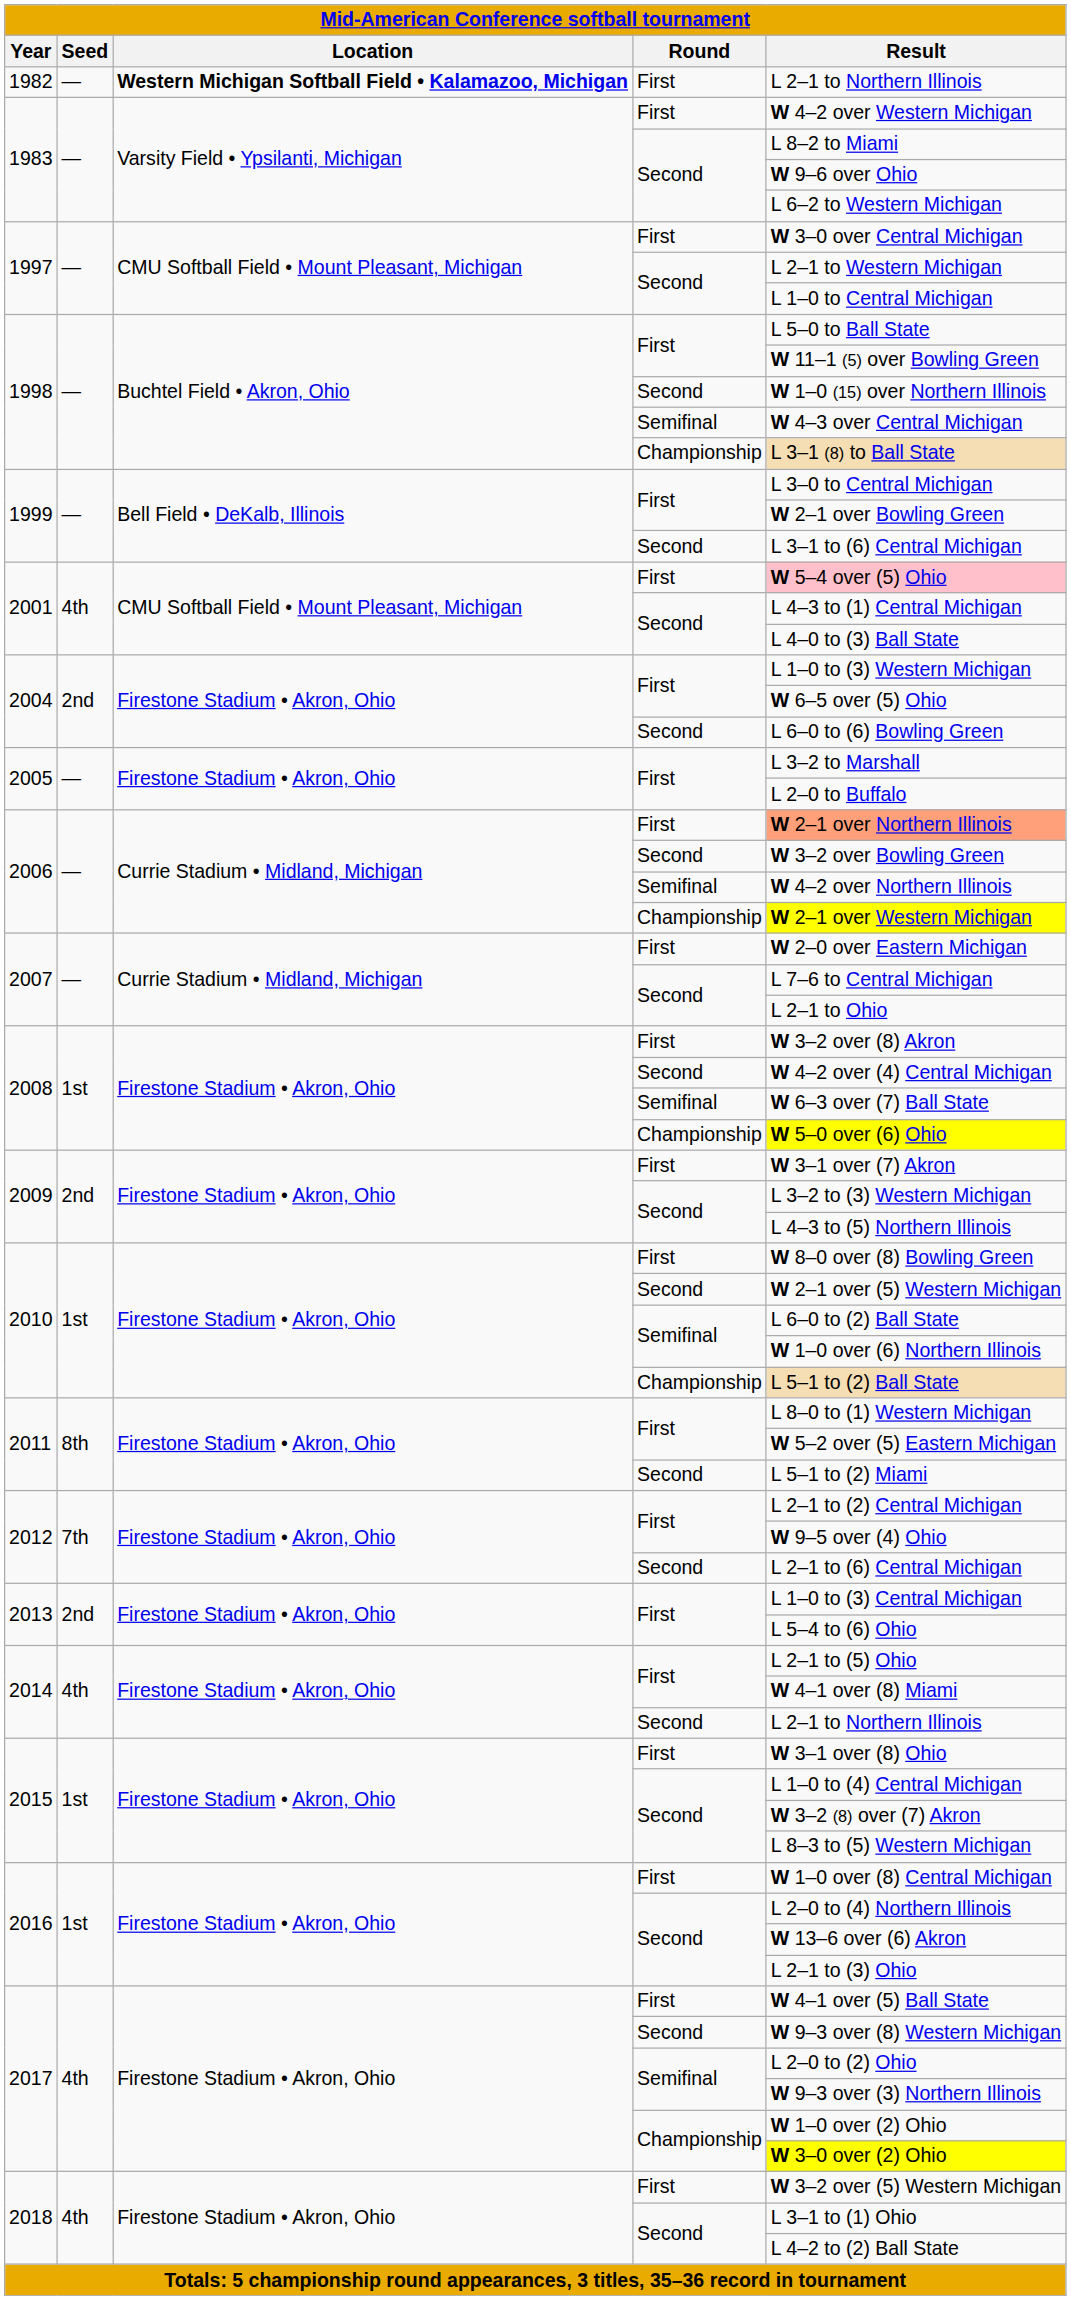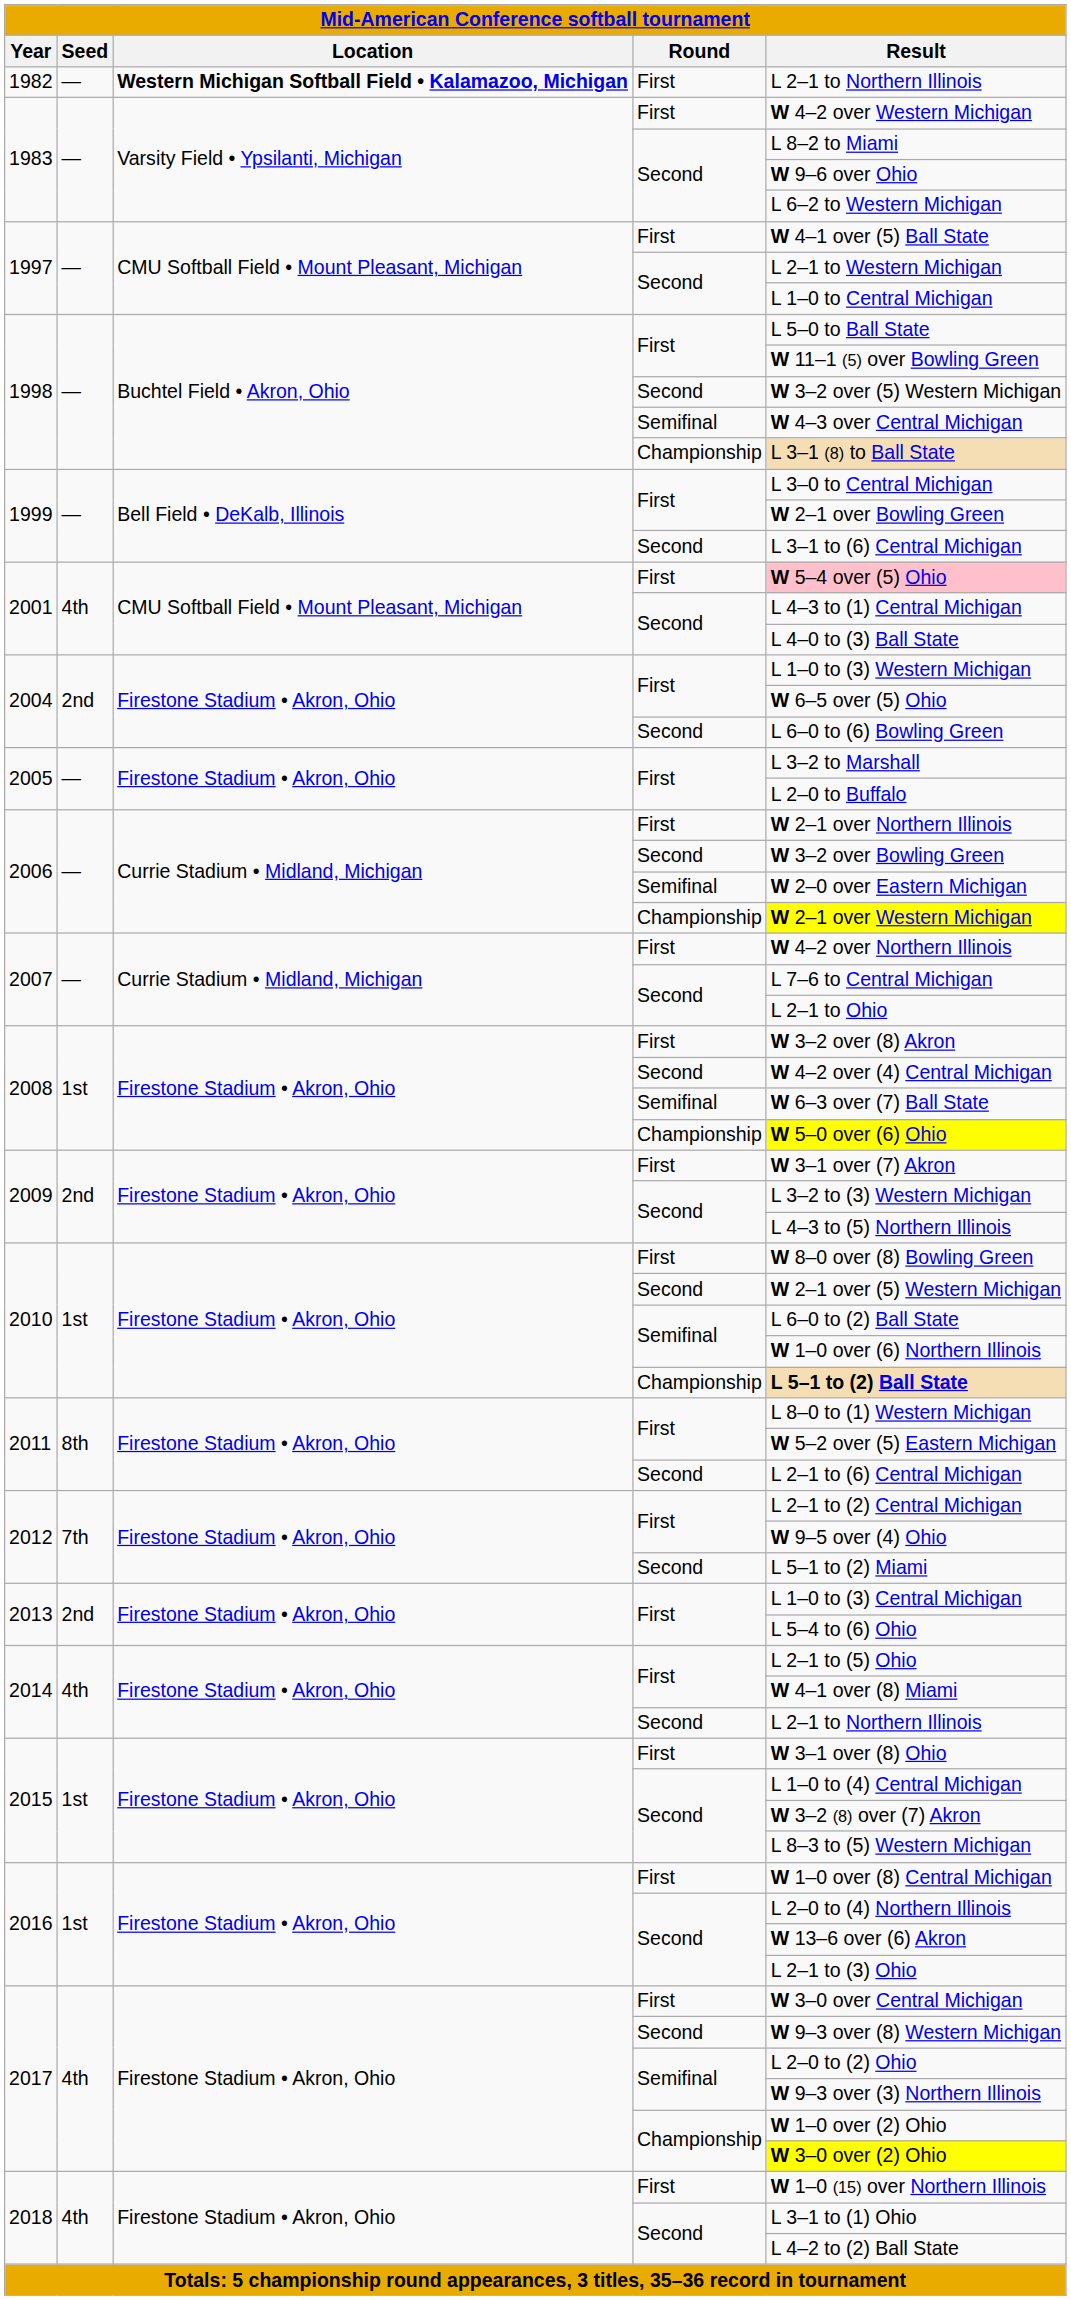(897, 236) W 3–0 over Central Michigan -> (880, 236) W 4–1 over (5) Ball State
(908, 391) W 1–0 (15) over Northern Illinois -> (916, 391) W 3–2 over (5) Western Michigan
(891, 824) lightsalmon background -> (891, 824) no background
(891, 886) W 4–2 over Northern Illinois -> (899, 886) W 2–0 over Eastern Michigan
(899, 948) W 2–0 over Eastern Michigan -> (891, 948) W 4–2 over Northern Illinois
(865, 1382) normal -> (869, 1382) bold
(849, 1474) L 5–1 to (2) Miami -> (896, 1474) L 2–1 to (6) Central Michigan
(896, 1567) L 2–1 to (6) Central Michigan -> (849, 1567) L 5–1 to (2) Miami
(880, 2001) W 4–1 over (5) Ball State -> (897, 2001) W 3–0 over Central Michigan
(916, 2187) W 3–2 over (5) Western Michigan -> (908, 2187) W 1–0 (15) over Northern Illinois
